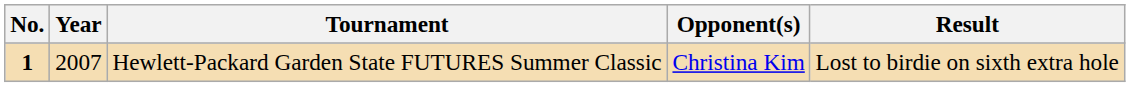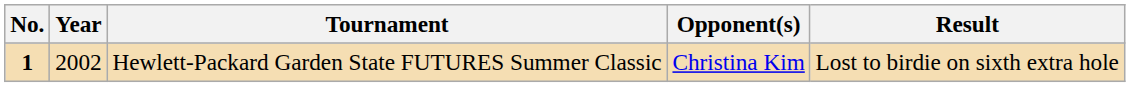(78, 62) 2007 -> (78, 62) 2002
